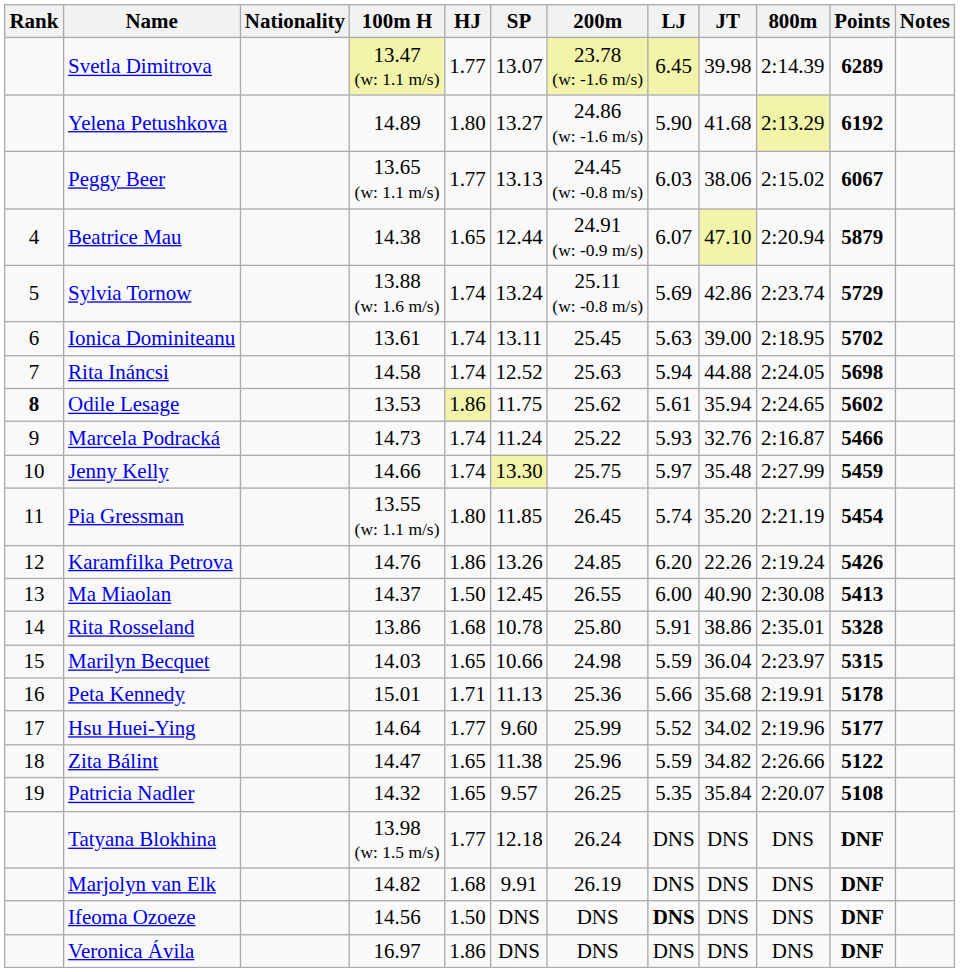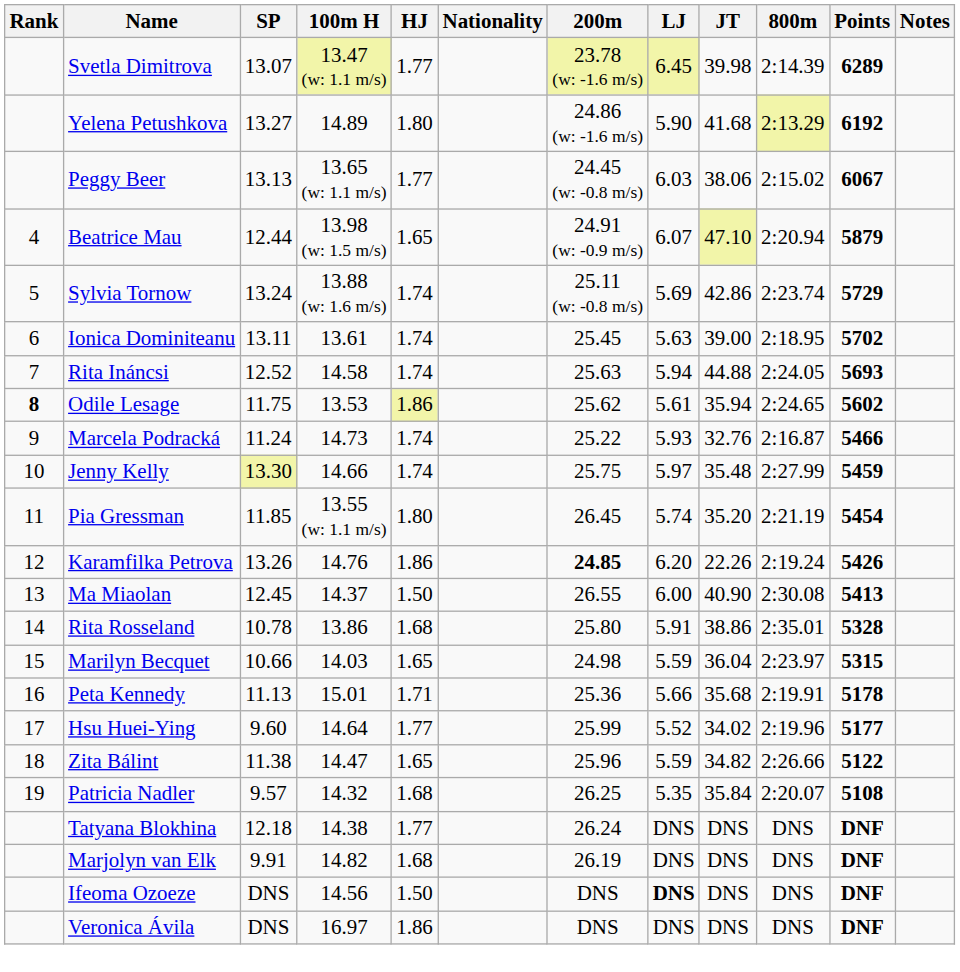columns swapped: (295, 21) <-> (519, 21)
(397, 236) 14.38 -> (344, 236) 13.98 (w: 1.5 m/s)
(862, 371) 5698 -> (862, 371) 5693
(598, 561) normal -> (598, 561) bold
(467, 794) 1.65 -> (415, 794) 1.68
(397, 839) 13.98 (w: 1.5 m/s) -> (344, 827) 14.38
